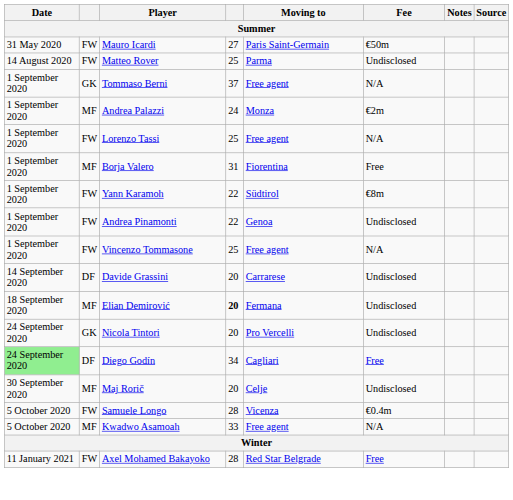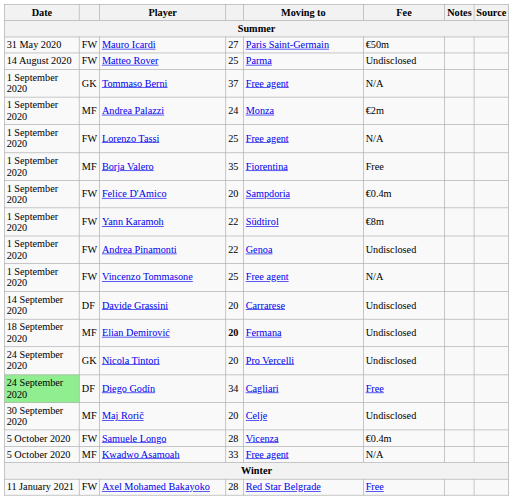(233, 166) 31 -> (233, 166) 35
+ row: (134, 194)
